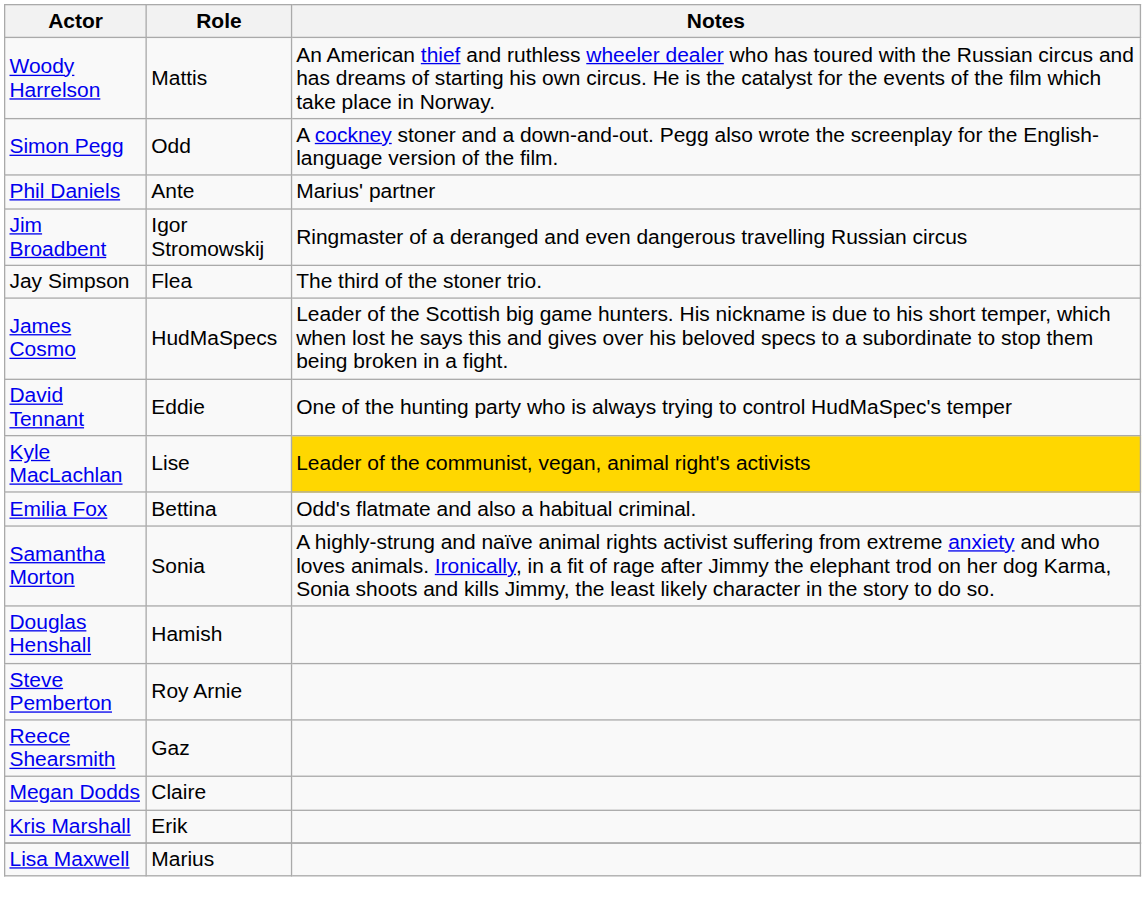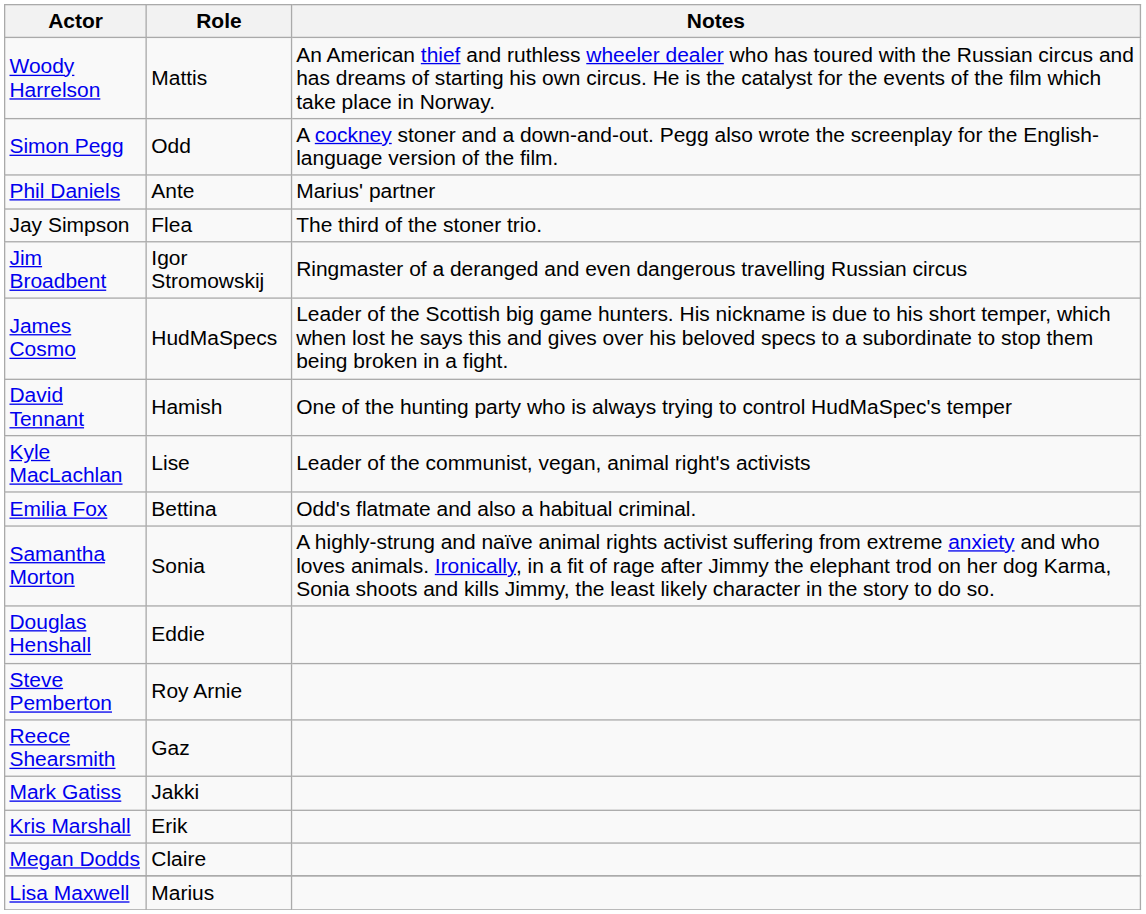rows swapped: (69, 281) <-> (58, 236)
(178, 407) Eddie -> (187, 407) Hamish
(553, 463) gold background -> (553, 463) no background
(187, 634) Hamish -> (178, 634) Eddie
+ row: (65, 793)
rows swapped: (75, 793) <-> (70, 826)
